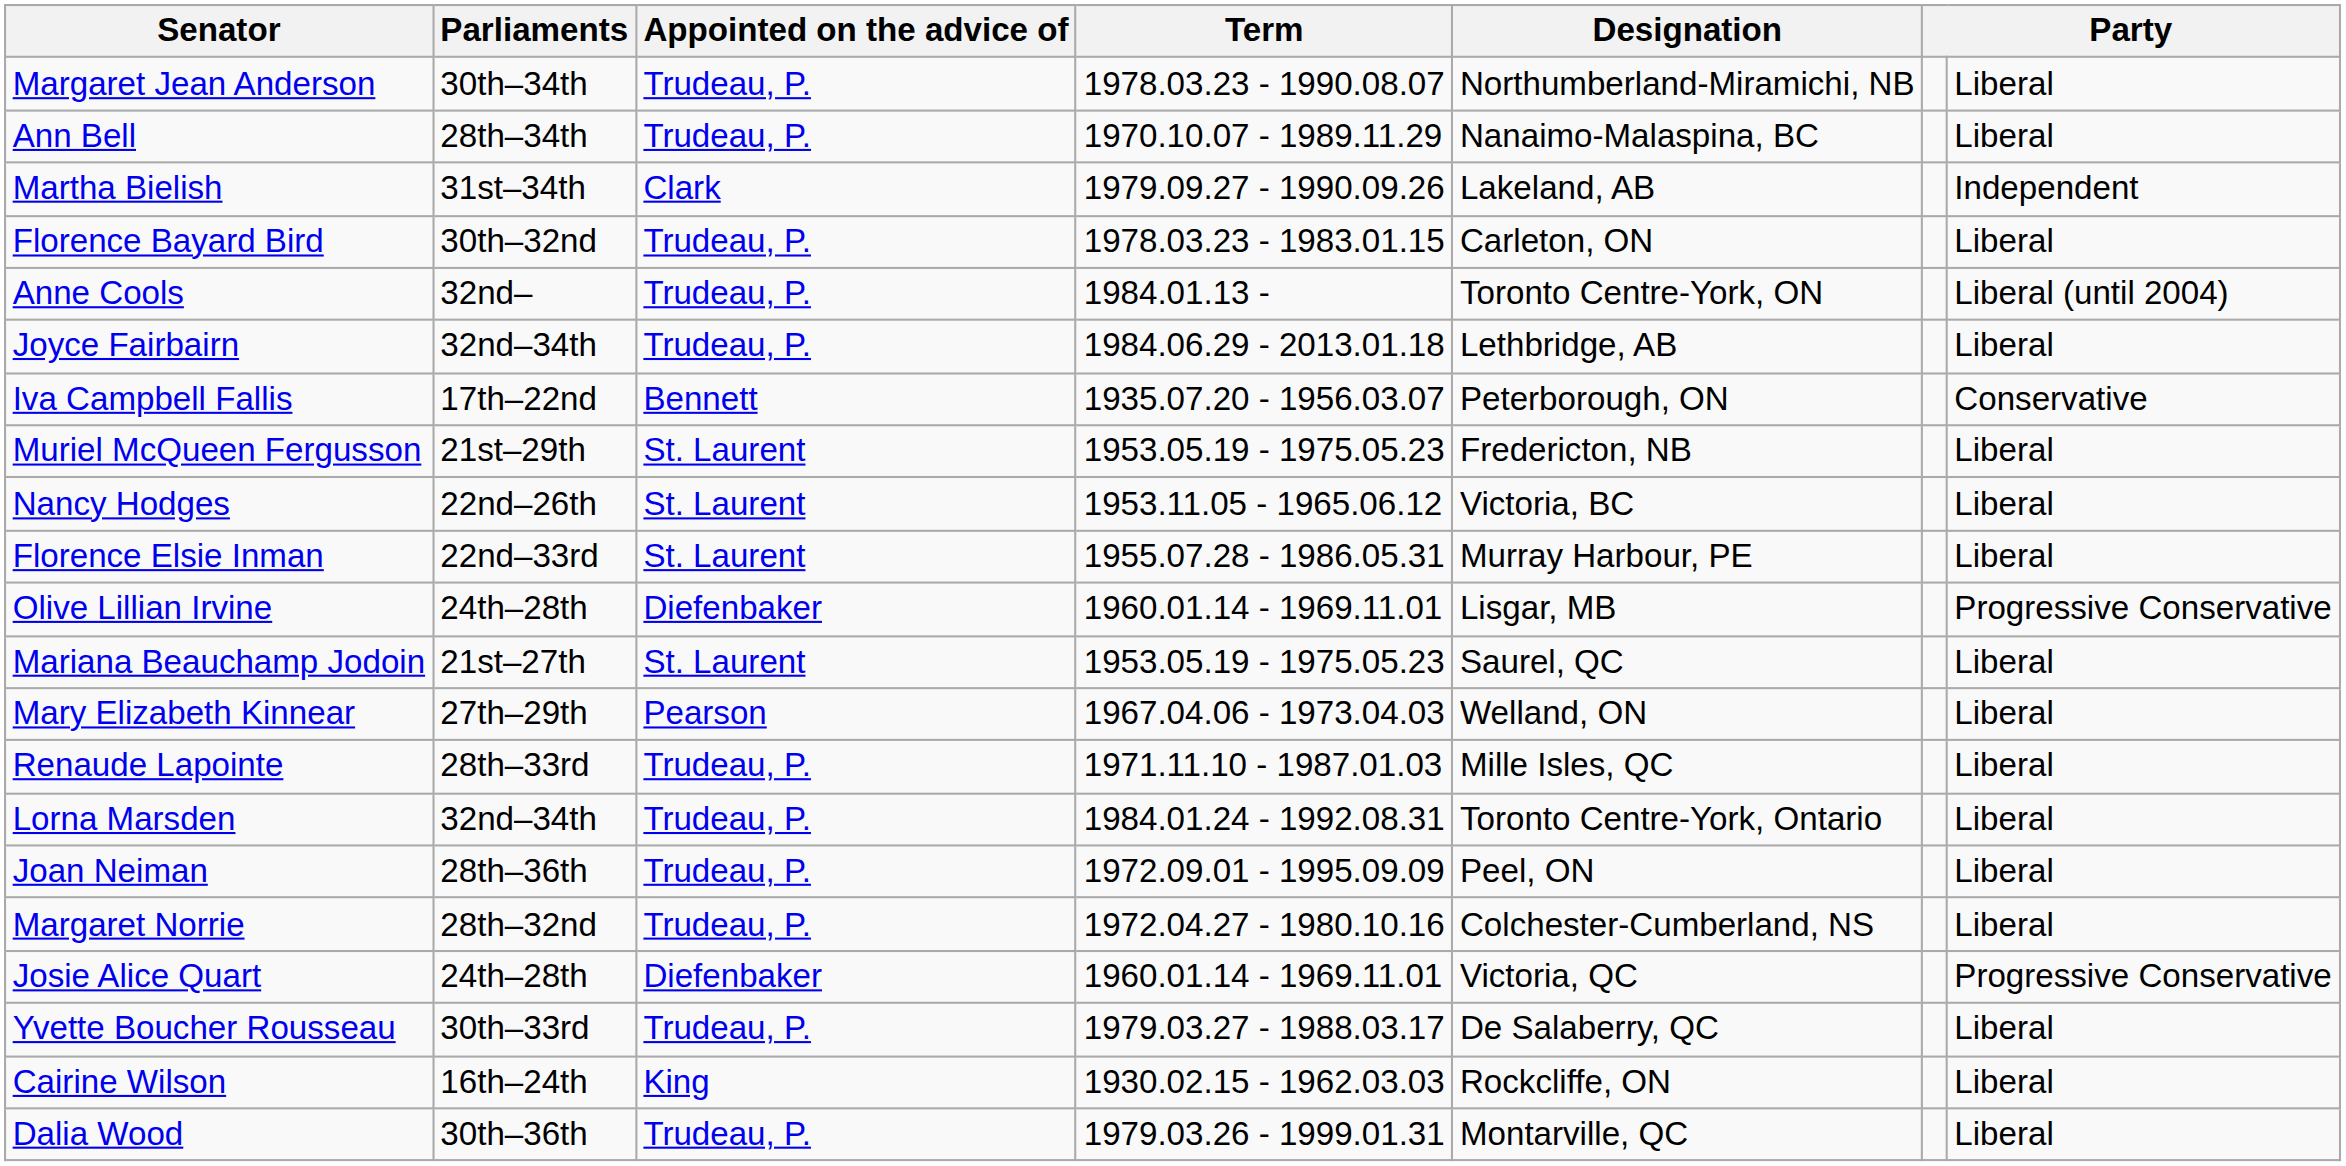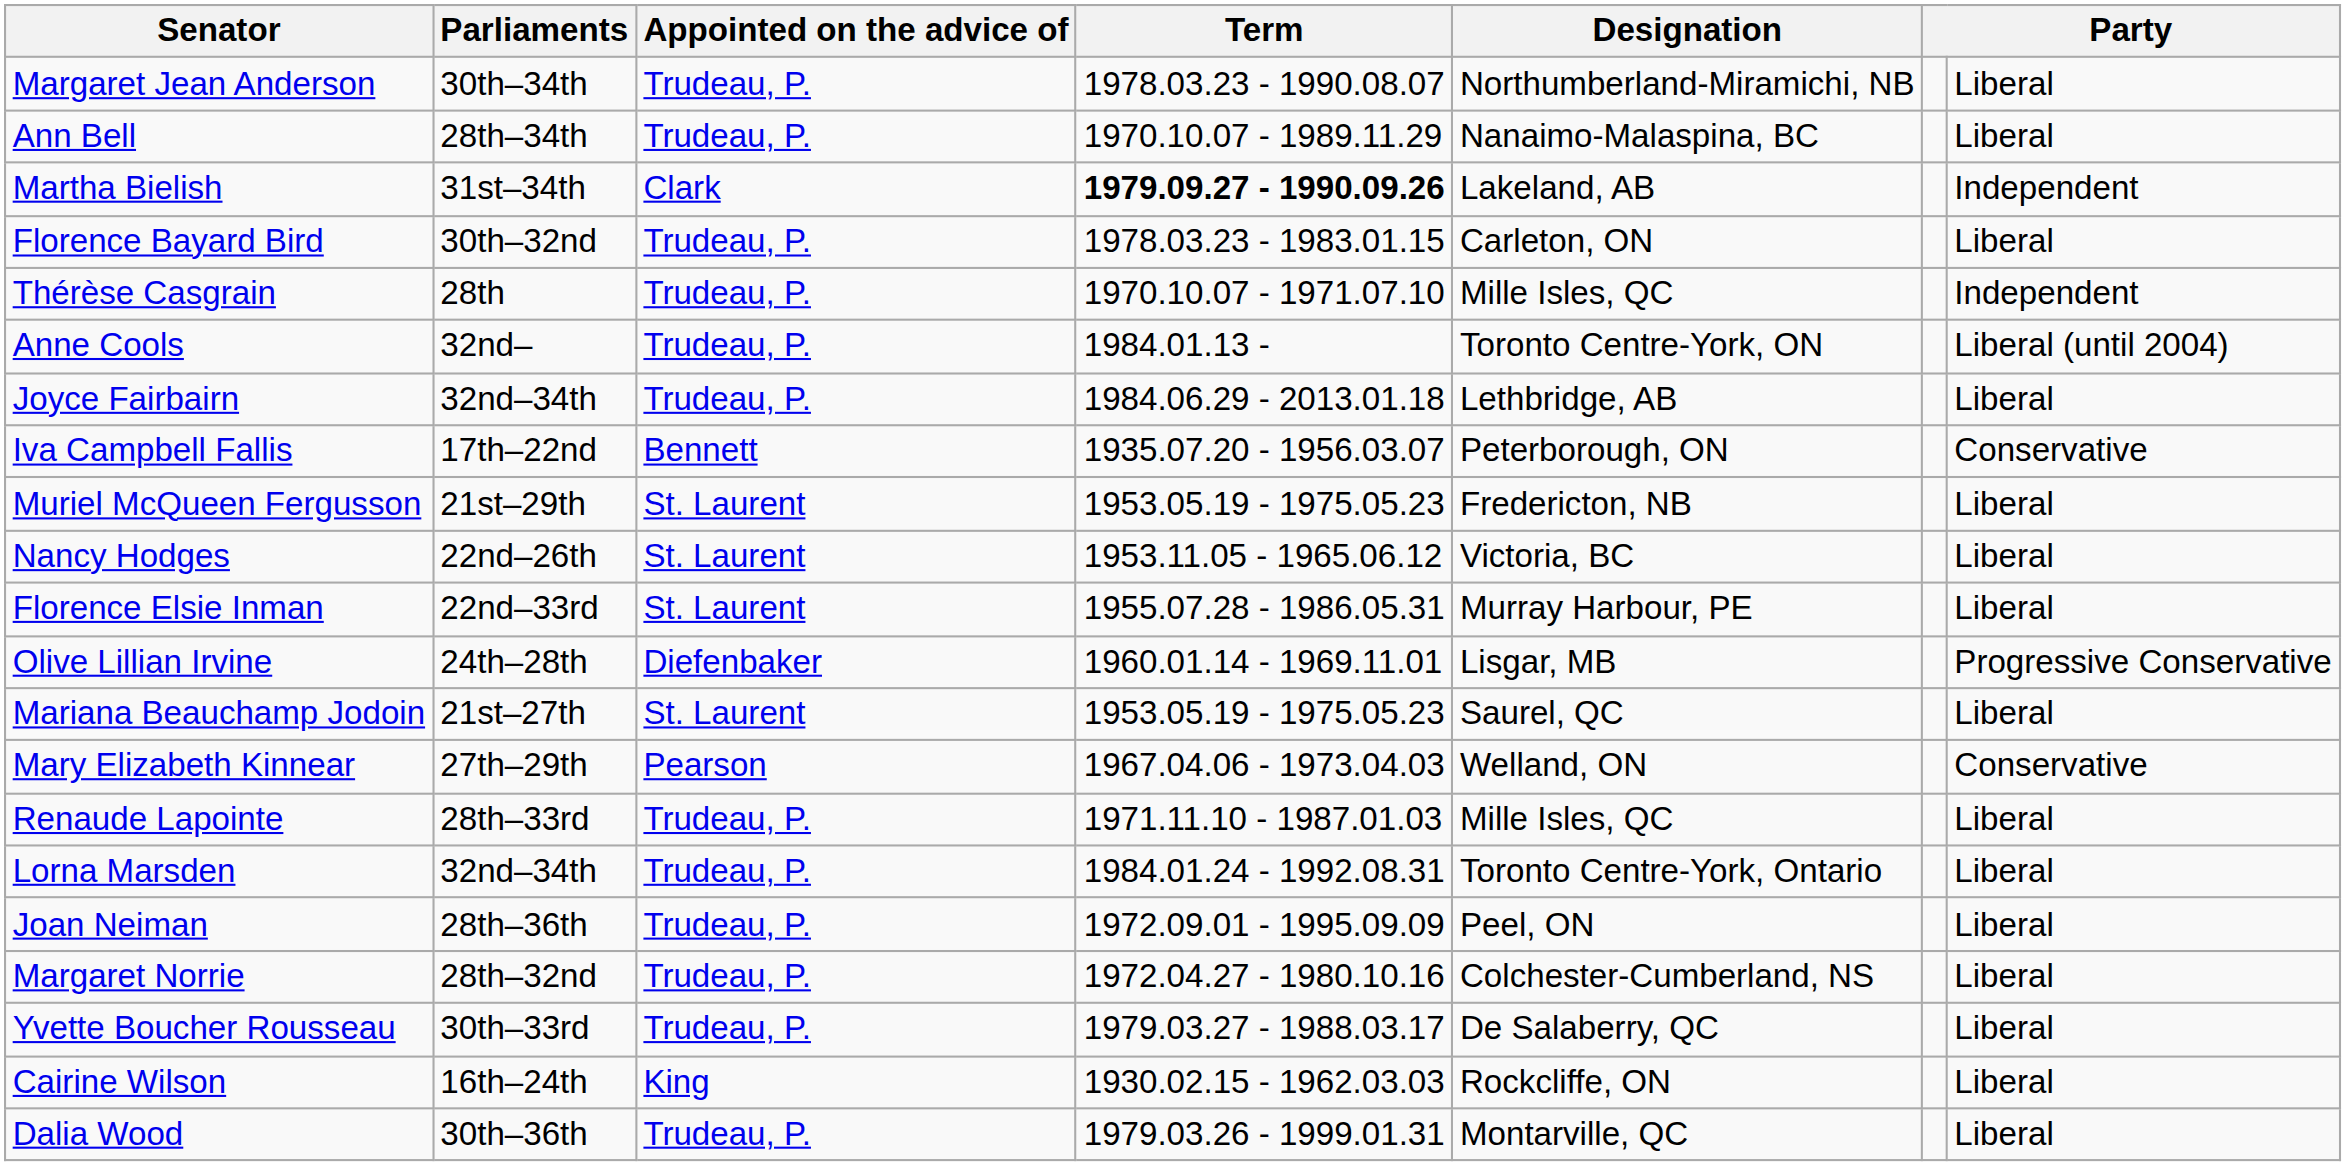(1264, 188) normal -> (1264, 188) bold
+ row: (144, 293)
(2004, 713) Liberal -> (2051, 766) Conservative
- row: (137, 976)
